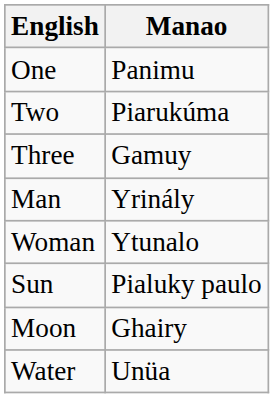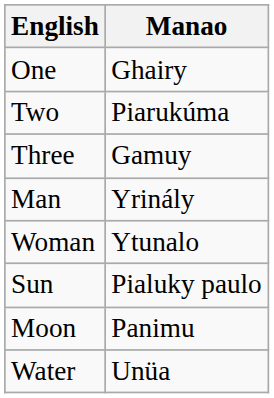(153, 69) Panimu -> (149, 69) Ghairy
(149, 328) Ghairy -> (153, 328) Panimu
